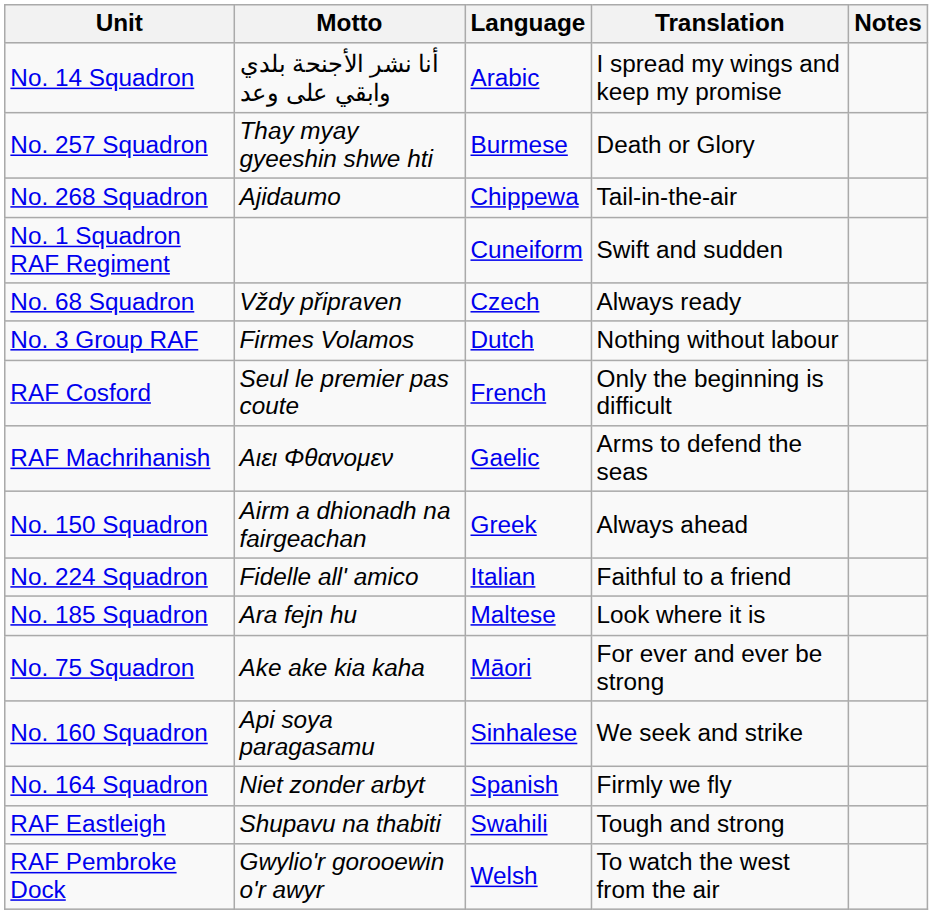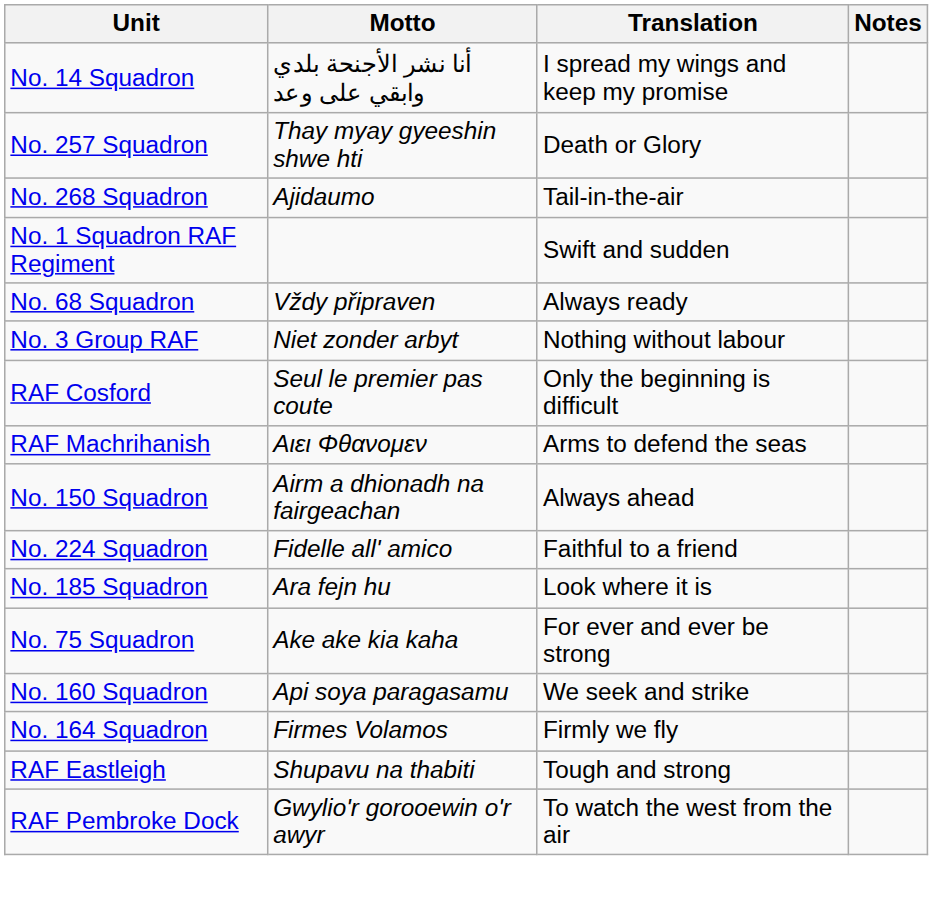- column: (528, 23)
(327, 340) Firmes Volamos -> (366, 340) Niet zonder arbyt
(332, 785) Niet zonder arbyt -> (361, 730) Firmes Volamos
